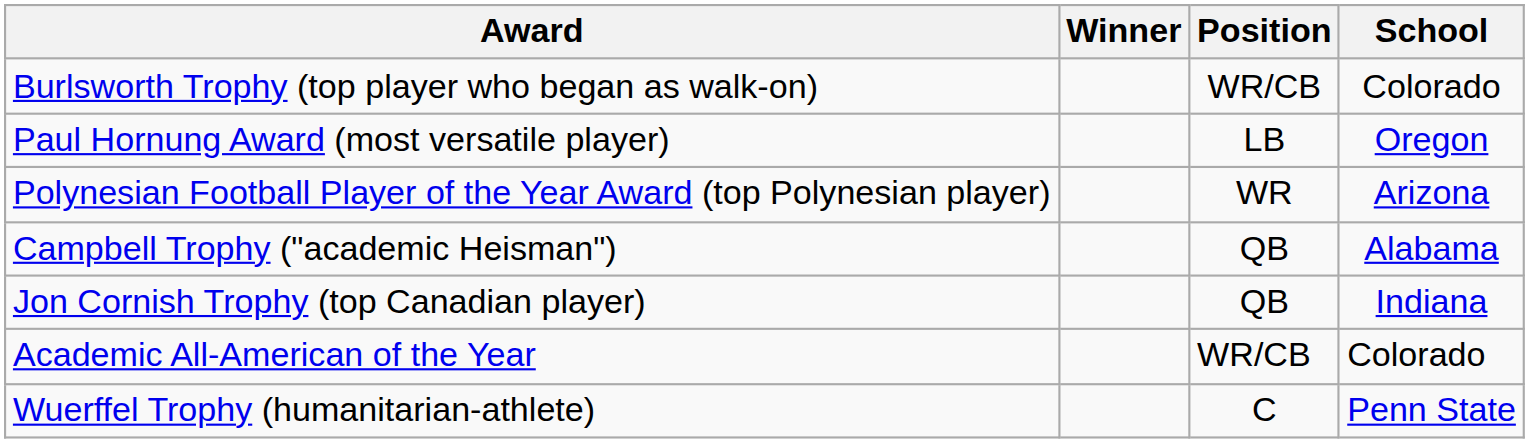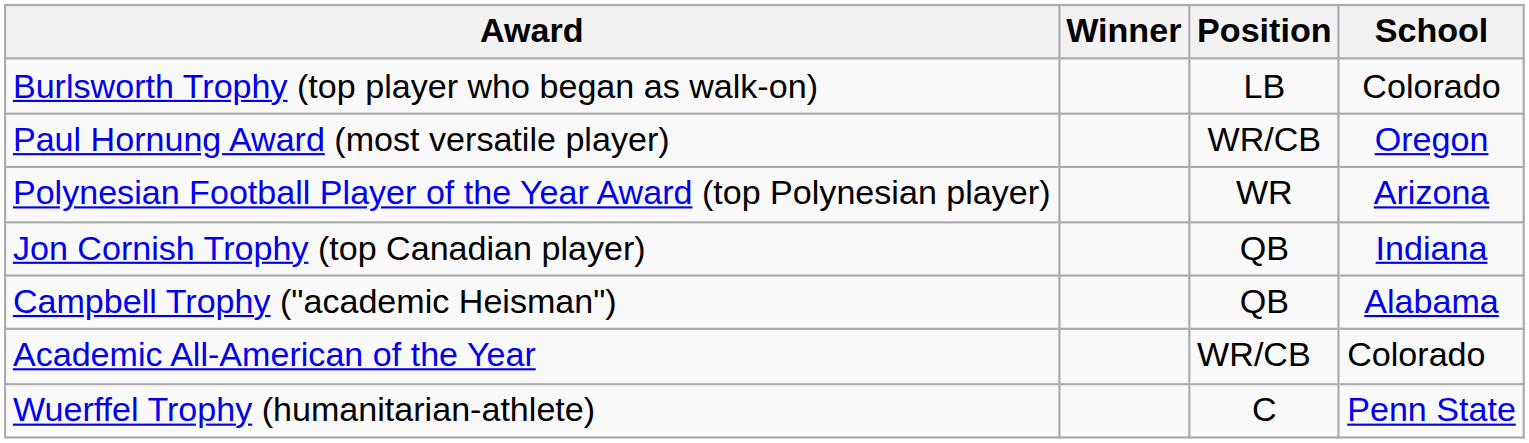(1264, 85) WR/CB -> (1264, 85) LB
(1264, 139) LB -> (1264, 139) WR/CB
rows swapped: (329, 301) <-> (315, 247)
